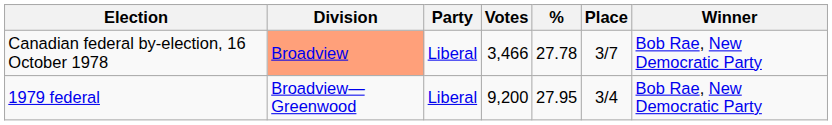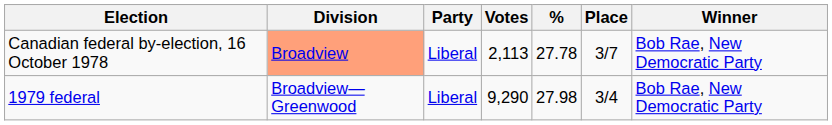(508, 52) 3,466 -> (508, 52) 2,113
(508, 97) 9,200 -> (508, 97) 9,290
(557, 97) 27.95 -> (557, 97) 27.98
